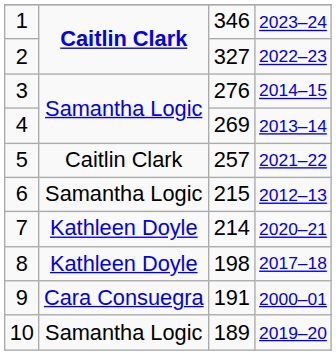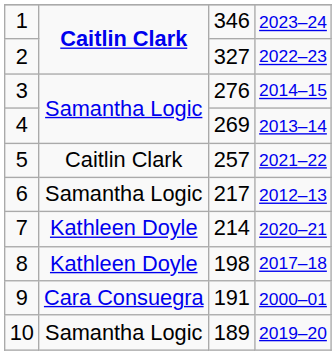(232, 194) 215 -> (232, 194) 217
